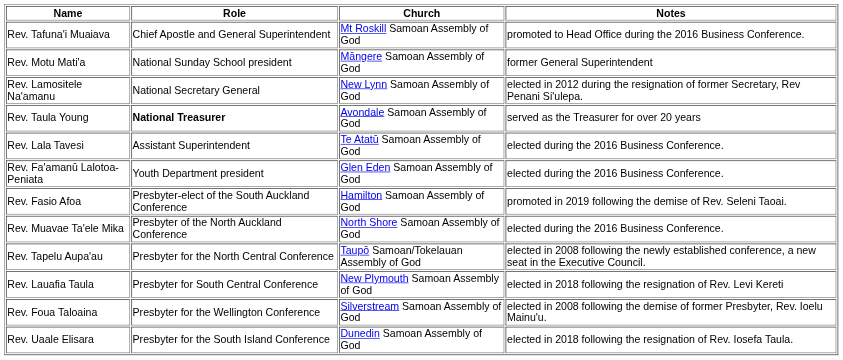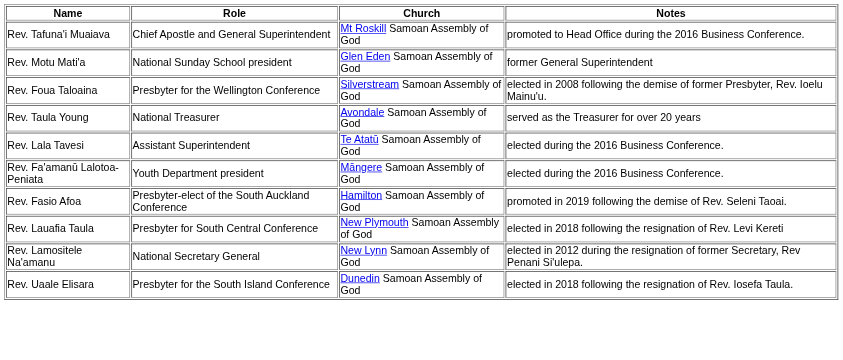(412, 62) Māngere Samoan Assembly of God -> (416, 62) Glen Eden Samoan Assembly of God
rows swapped: (45, 90) <-> (52, 312)
(179, 118) bold -> (176, 118) normal
(416, 173) Glen Eden Samoan Assembly of God -> (412, 173) Māngere Samoan Assembly of God
- row: (66, 229)
- row: (55, 256)
